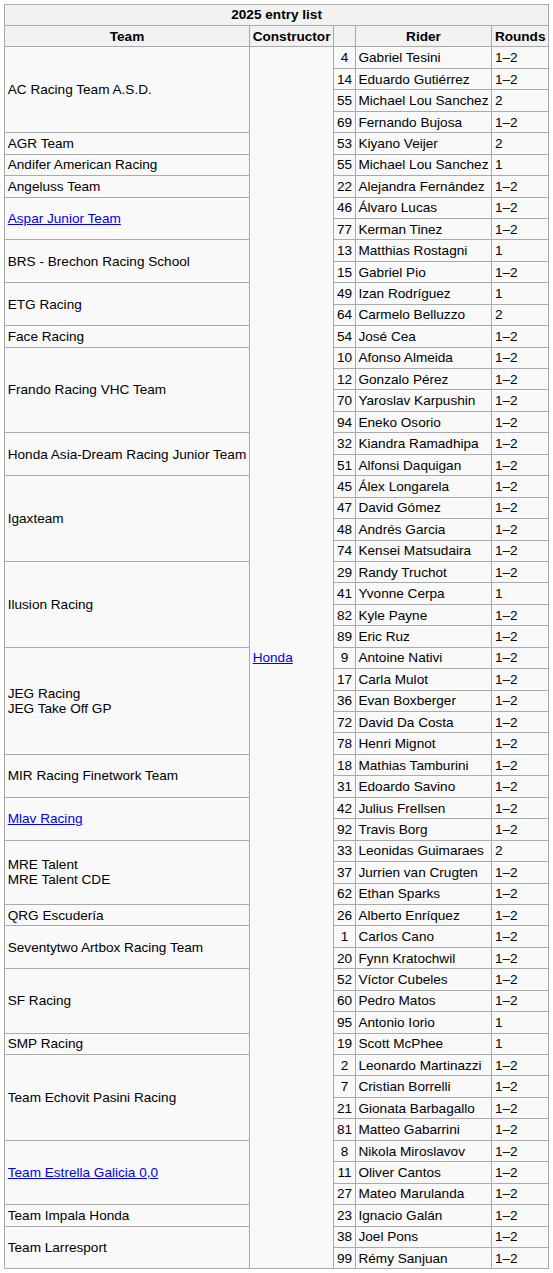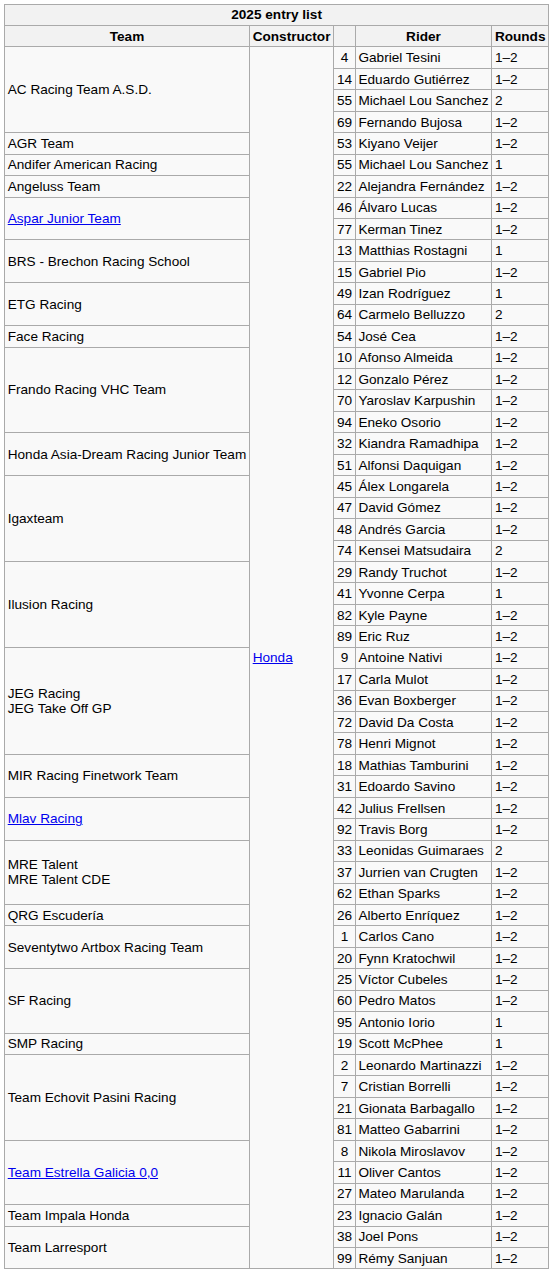(499, 143) 2 -> (506, 143) 1–2
(506, 551) 1–2 -> (499, 551) 2
(344, 980) 52 -> (344, 980) 25
